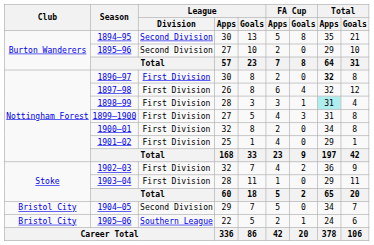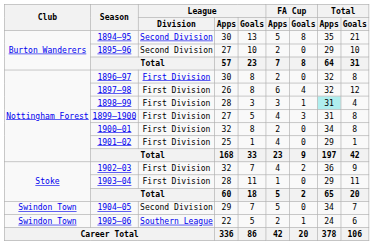(329, 77) bold -> (329, 77) normal
(47, 208) Bristol City -> (47, 208) Swindon Town
(47, 221) Bristol City -> (47, 221) Swindon Town
